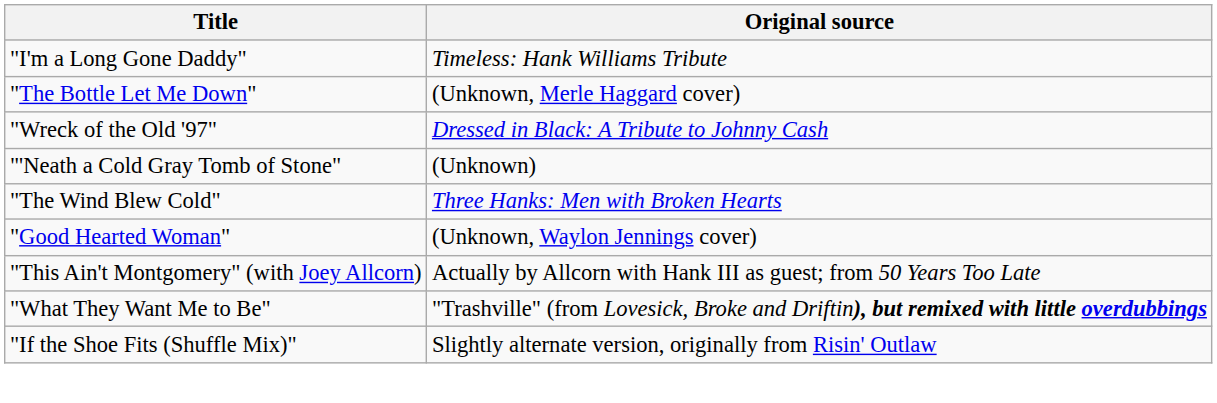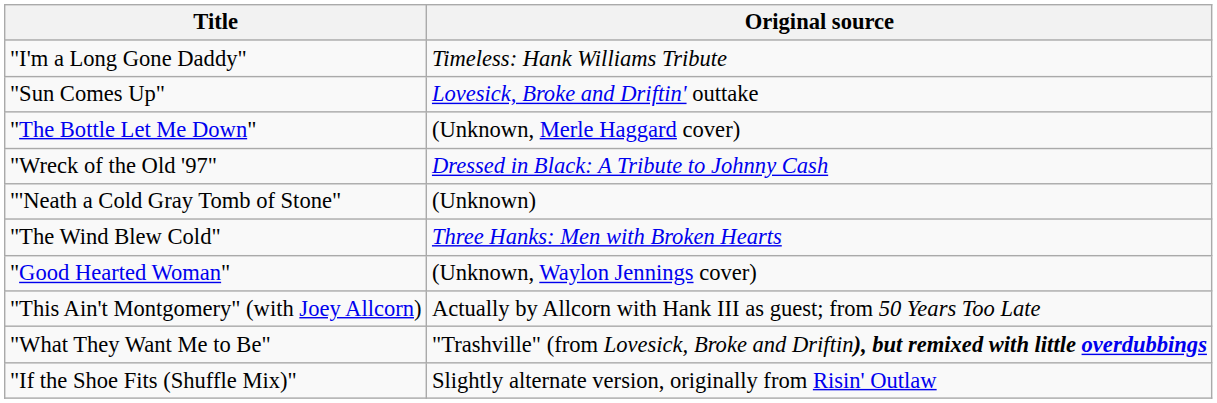+ row: (87, 93)
